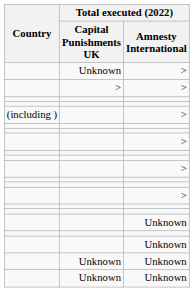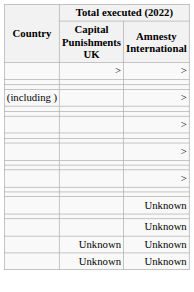- row: (100, 71)
